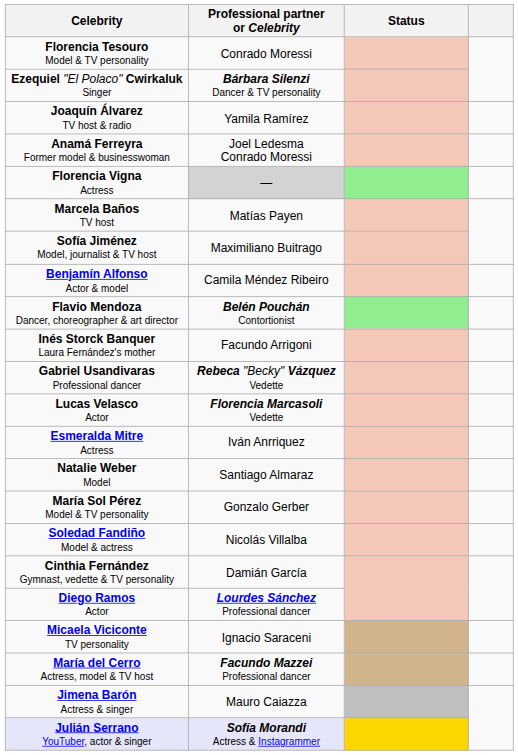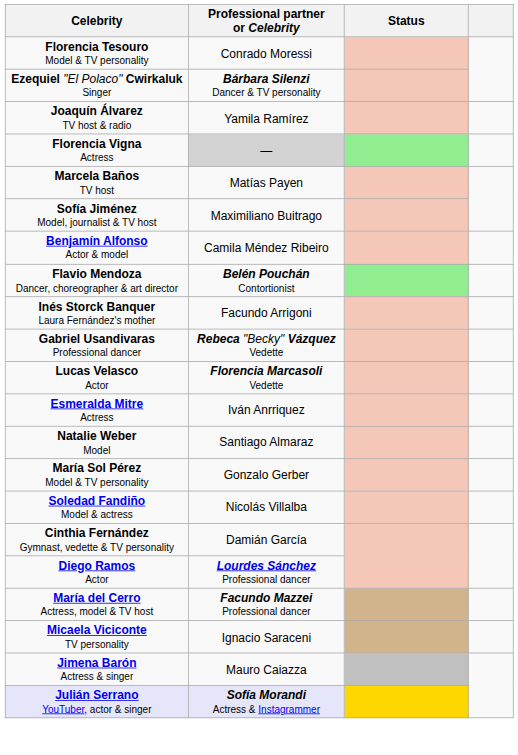- row: (97, 150)
rows swapped: (97, 637) <-> (97, 669)
